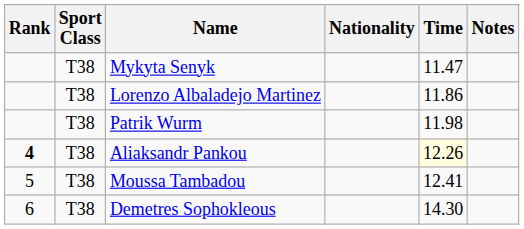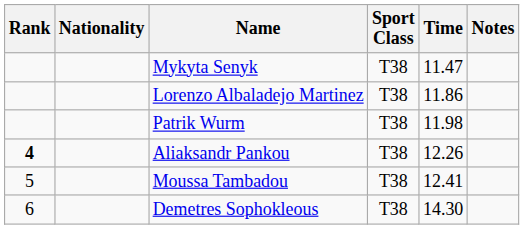columns swapped: (80, 28) <-> (372, 28)
(443, 152) lightyellow background -> (443, 152) no background
